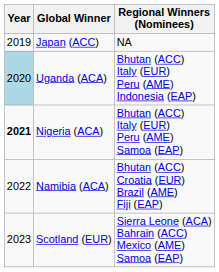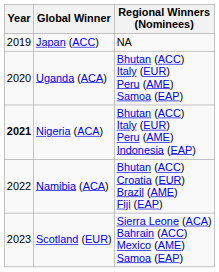(19, 78) lightblue background -> (19, 78) no background
(156, 78) Bhutan (ACC) Italy (EUR) Peru (AME) Indonesia (EAP) -> (151, 78) Bhutan (ACC) Italy (EUR) Peru (AME) Samoa (EAP)
(151, 132) Bhutan (ACC) Italy (EUR) Peru (AME) Samoa (EAP) -> (156, 132) Bhutan (ACC) Italy (EUR) Peru (AME) Indonesia (EAP)
